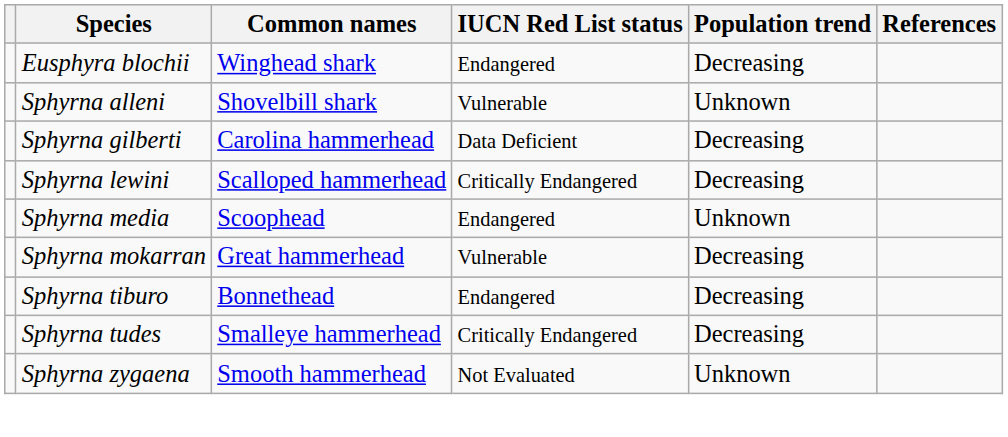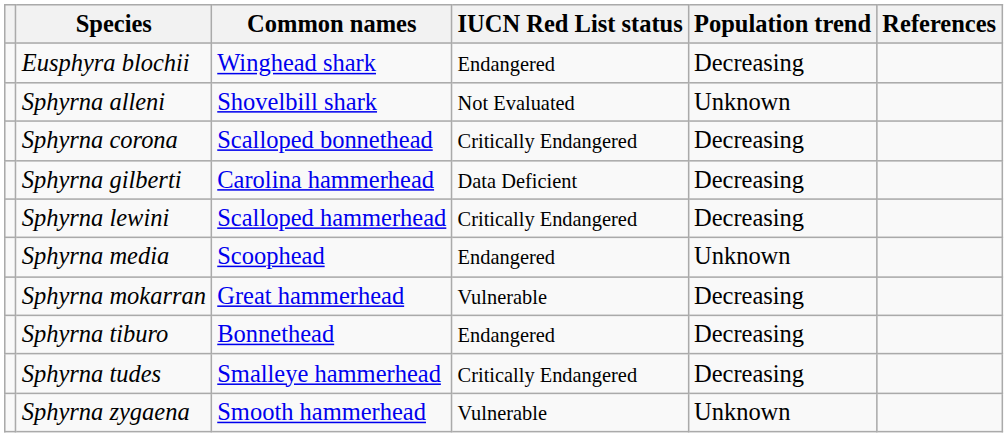(502, 103) Vulnerable -> (516, 103) Not Evaluated
+ row: (100, 140)
(516, 374) Not Evaluated -> (502, 413) Vulnerable
